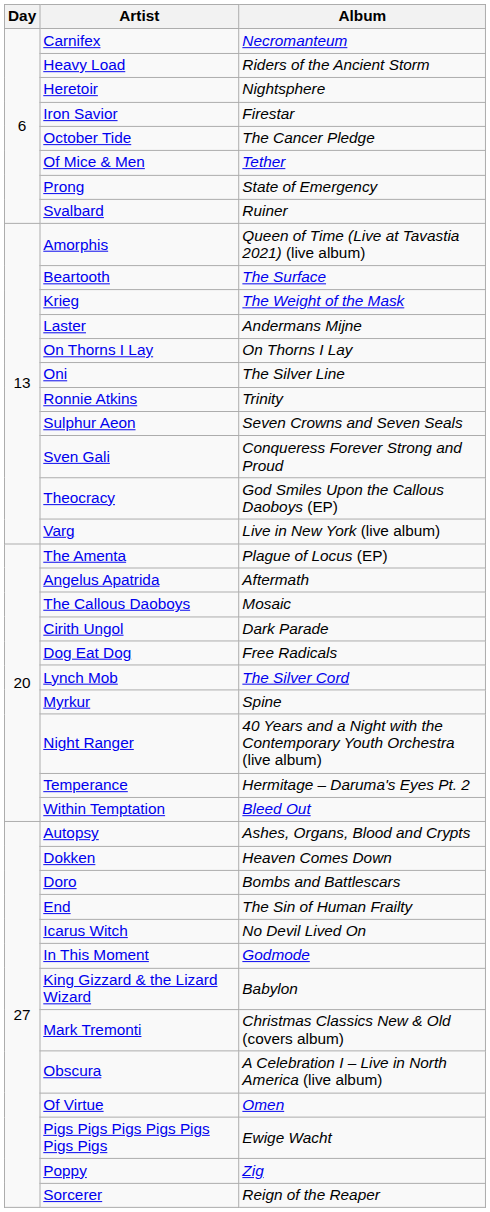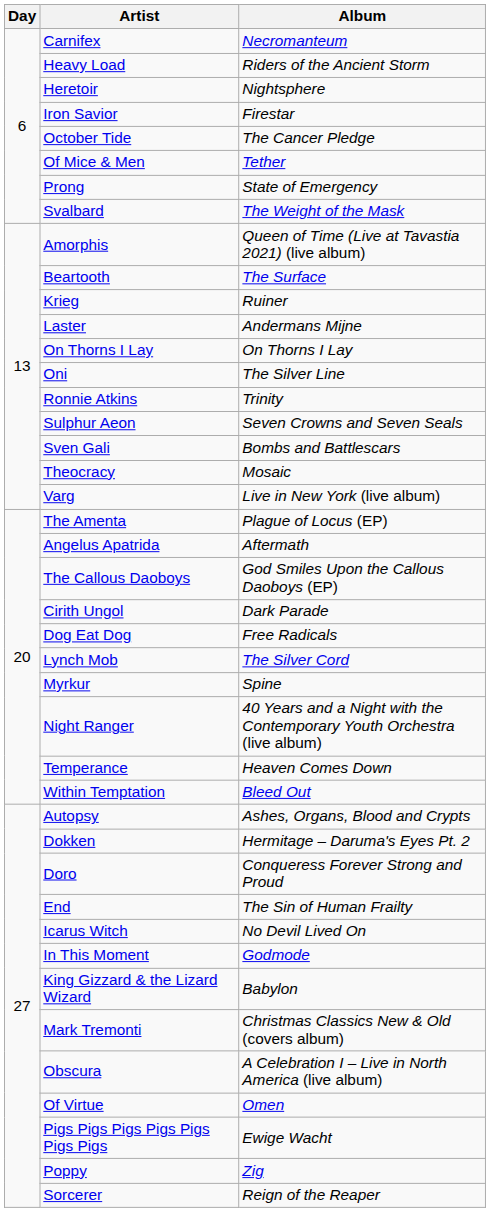(265, 211) Ruiner -> (323, 211) The Weight of the Mask
(323, 301) The Weight of the Mask -> (265, 301) Ruiner
(352, 456) Conqueress Forever Strong and Proud -> (321, 448) Bombs and Battlescars
(343, 498) God Smiles Upon the Callous Daoboys (EP) -> (267, 472) Mosaic
(267, 604) Mosaic -> (343, 578) God Smiles Upon the Callous Daoboys (EP)
(356, 785) Hermitage – Daruma's Eyes Pt. 2 -> (317, 767) Heaven Comes Down
(317, 858) Heaven Comes Down -> (356, 840) Hermitage – Daruma's Eyes Pt. 2
(321, 882) Bombs and Battlescars -> (352, 873) Conqueress Forever Strong and Proud
